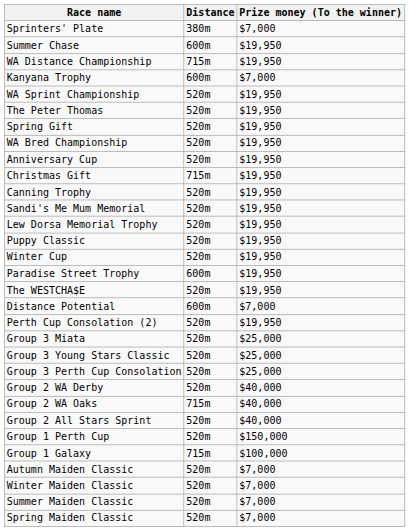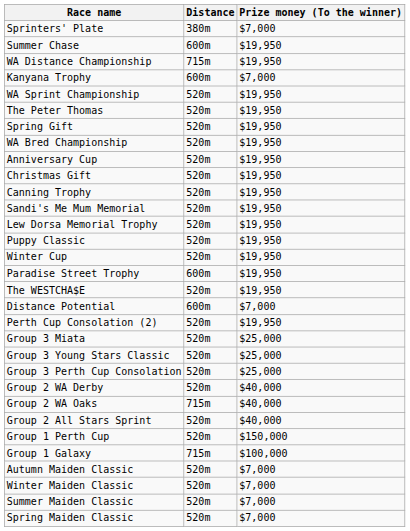(198, 176) 715m -> (198, 176) 520m
